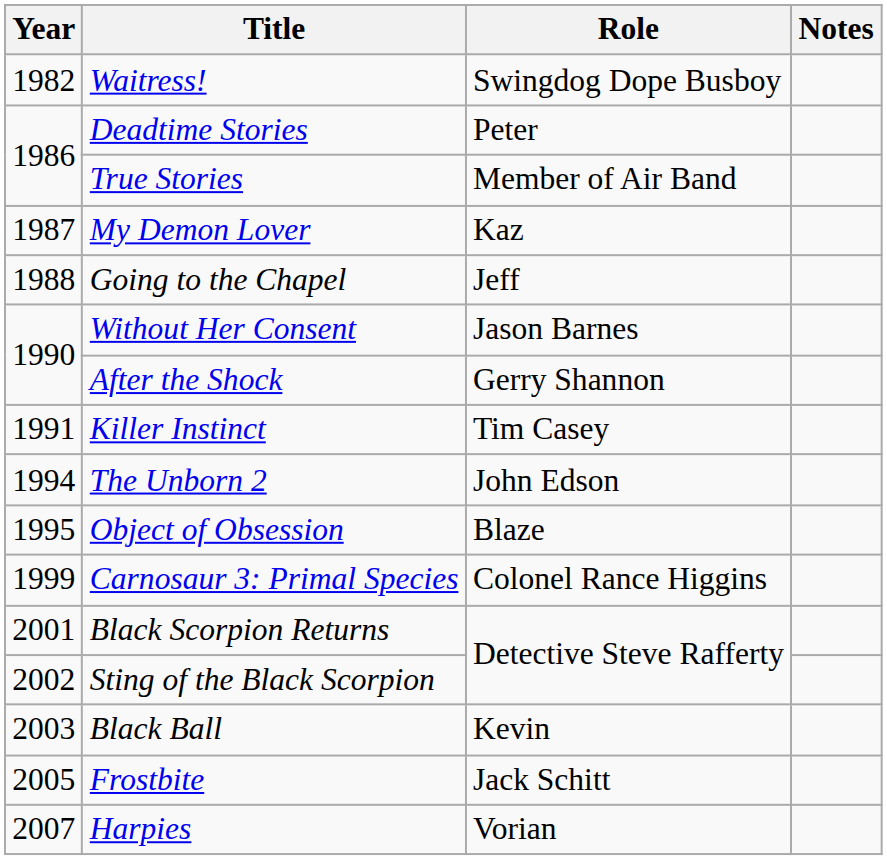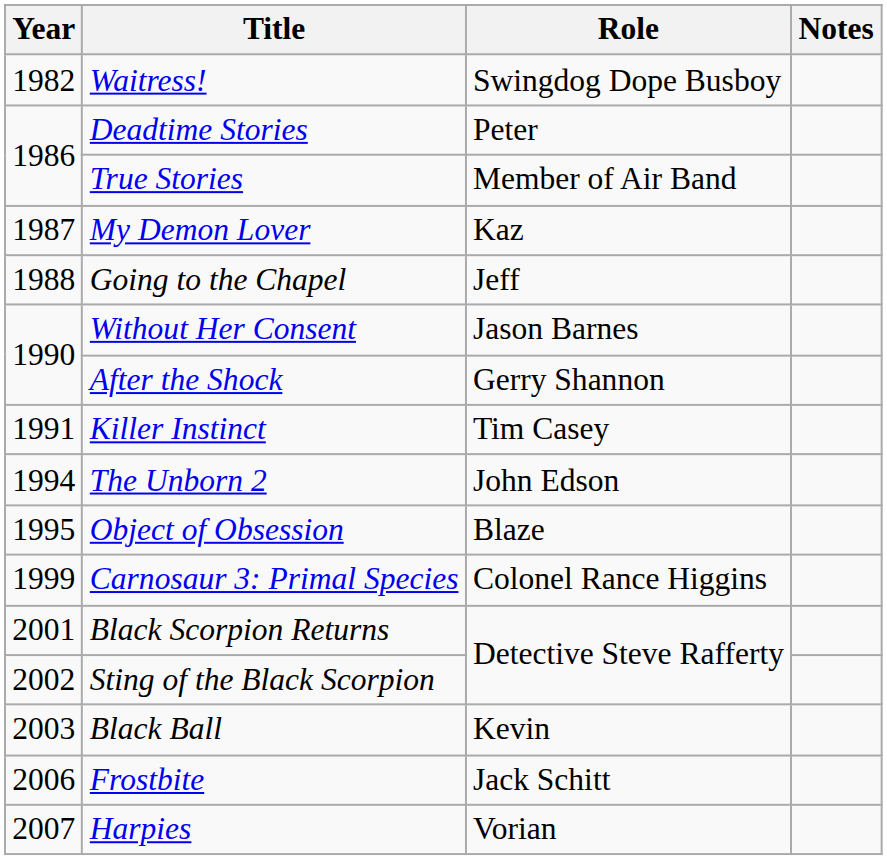(44, 779) 2005 -> (44, 779) 2006
